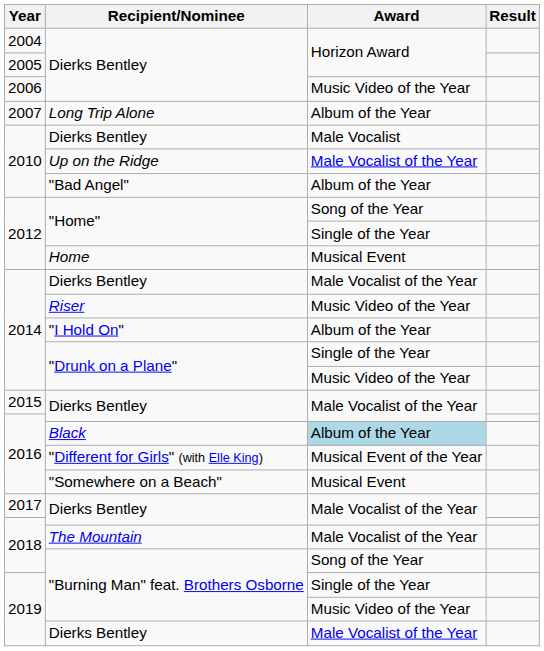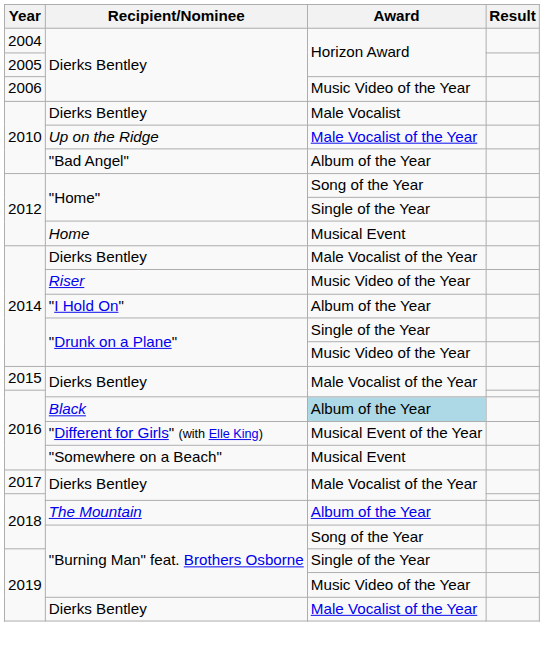- row: (25, 112)
(394, 536) Male Vocalist of the Year -> (371, 512) Album of the Year
